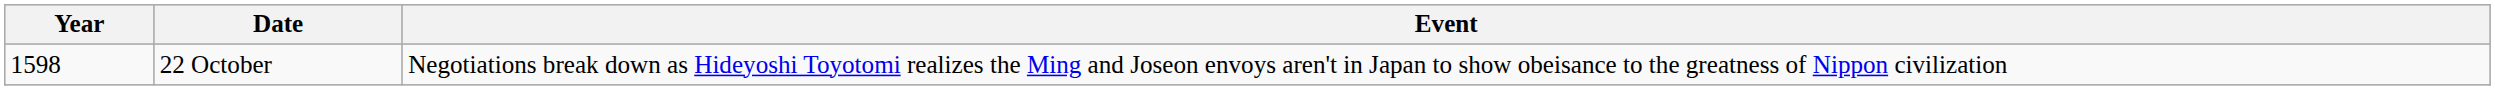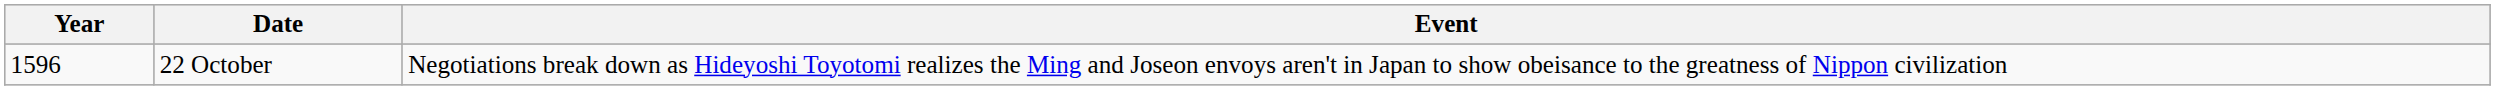(36, 64) 1598 -> (36, 64) 1596
